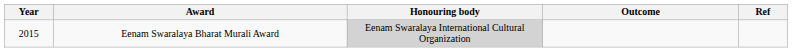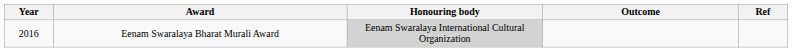(29, 33) 2015 -> (29, 33) 2016
